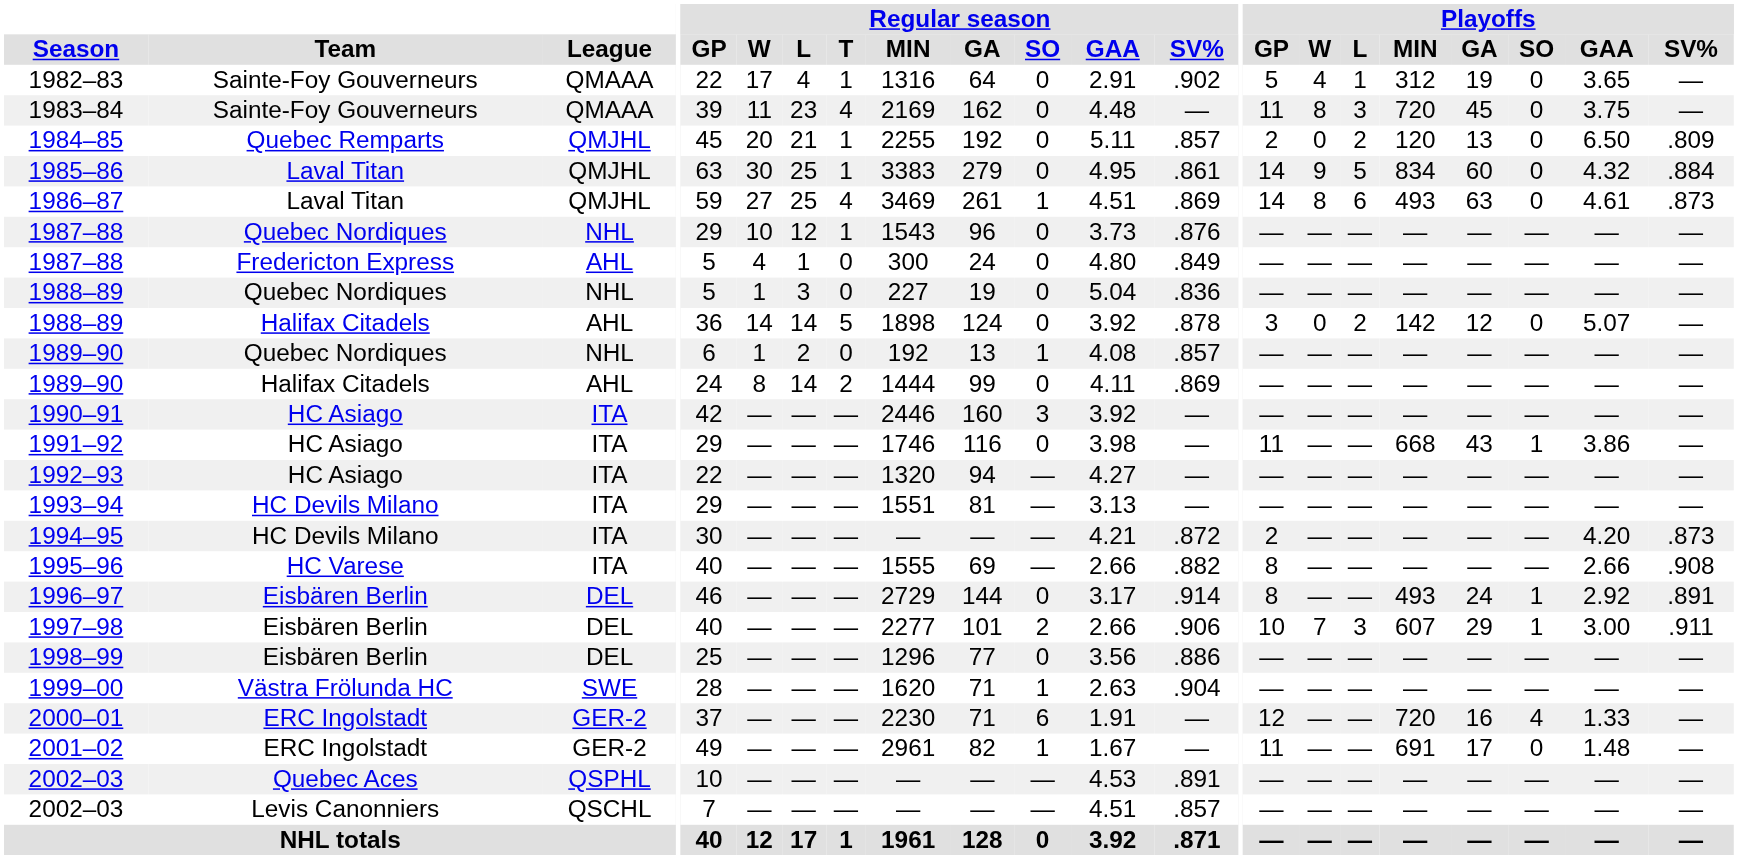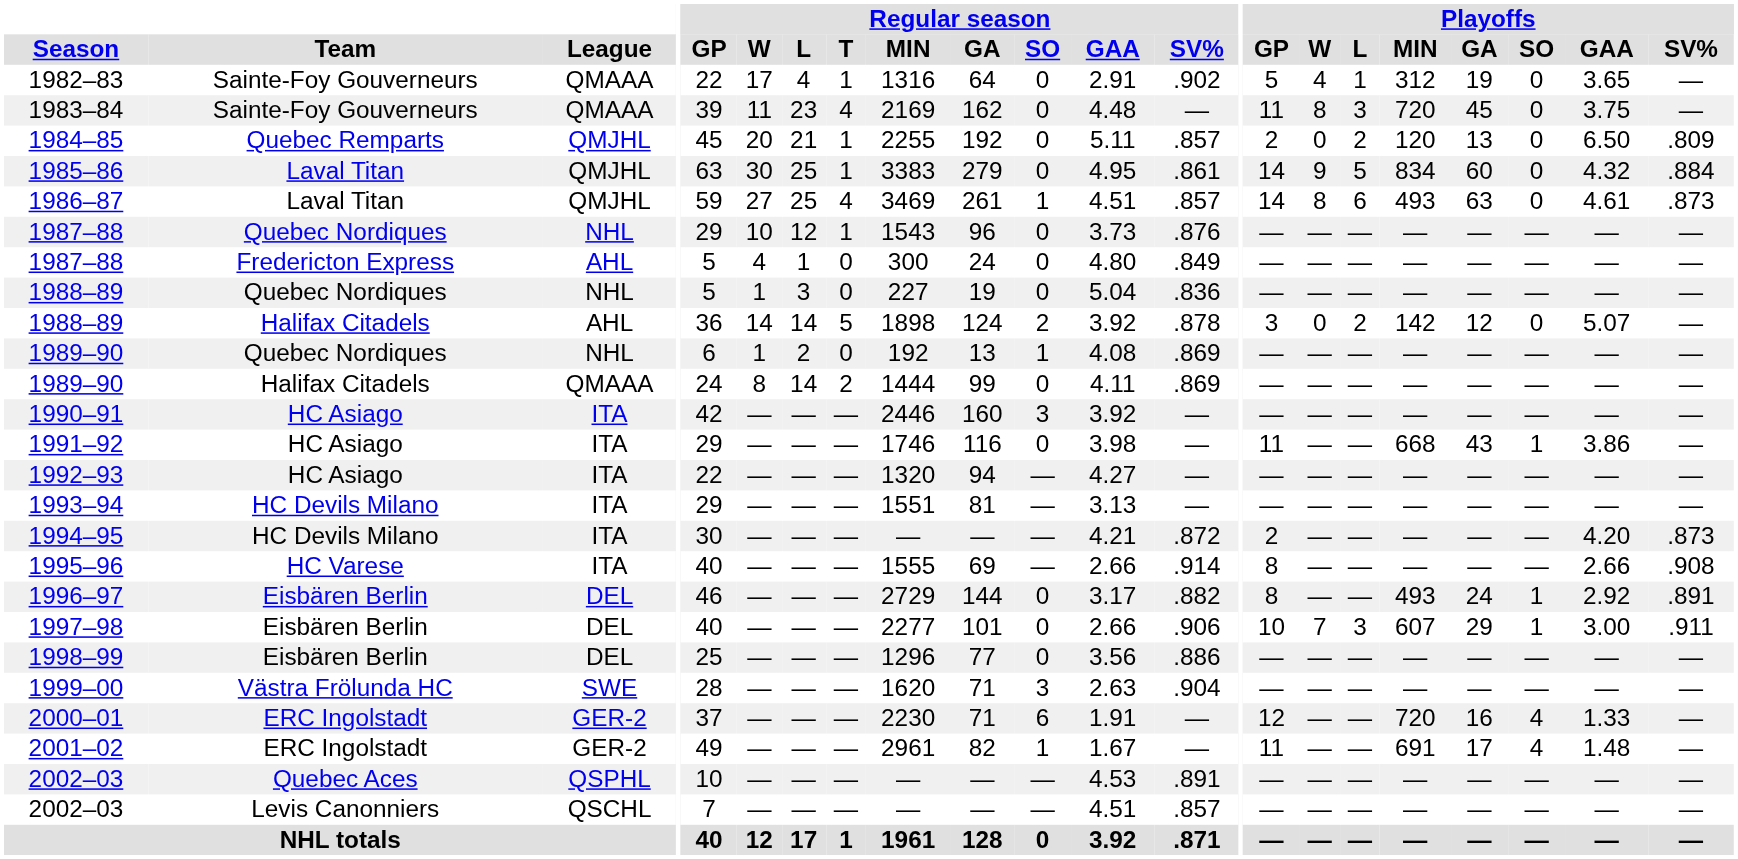(1197, 201) .869 -> (1197, 201) .857
(1043, 322) 0 -> (1043, 322) 2
(1197, 353) .857 -> (1197, 353) .869
(610, 383) AHL -> (610, 383) QMAAA
(1197, 566) .882 -> (1197, 566) .914
(1197, 596) .914 -> (1197, 596) .882
(1043, 626) 2 -> (1043, 626) 0
(1043, 687) 1 -> (1043, 687) 3
(1537, 748) 0 -> (1537, 748) 4
